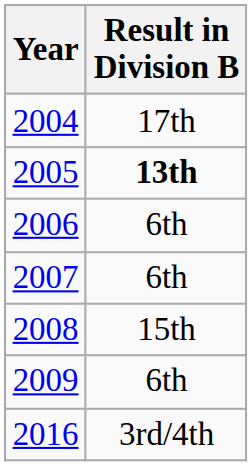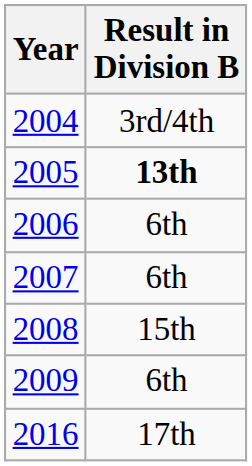(167, 119) 17th -> (167, 119) 3rd/4th
(167, 433) 3rd/4th -> (167, 433) 17th
